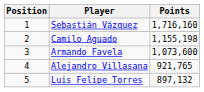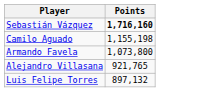- column: (27, 11)
(175, 25) normal -> (130, 25) bold
(175, 53) 1,073,600 -> (130, 53) 1,073,800
